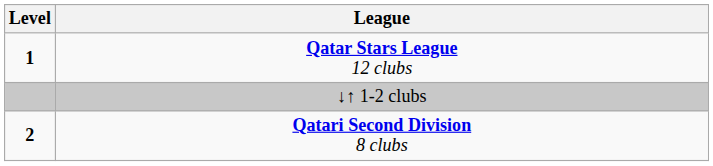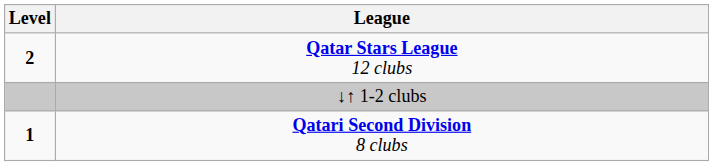(30, 57) 1 -> (30, 57) 2
(30, 135) 2 -> (30, 135) 1
